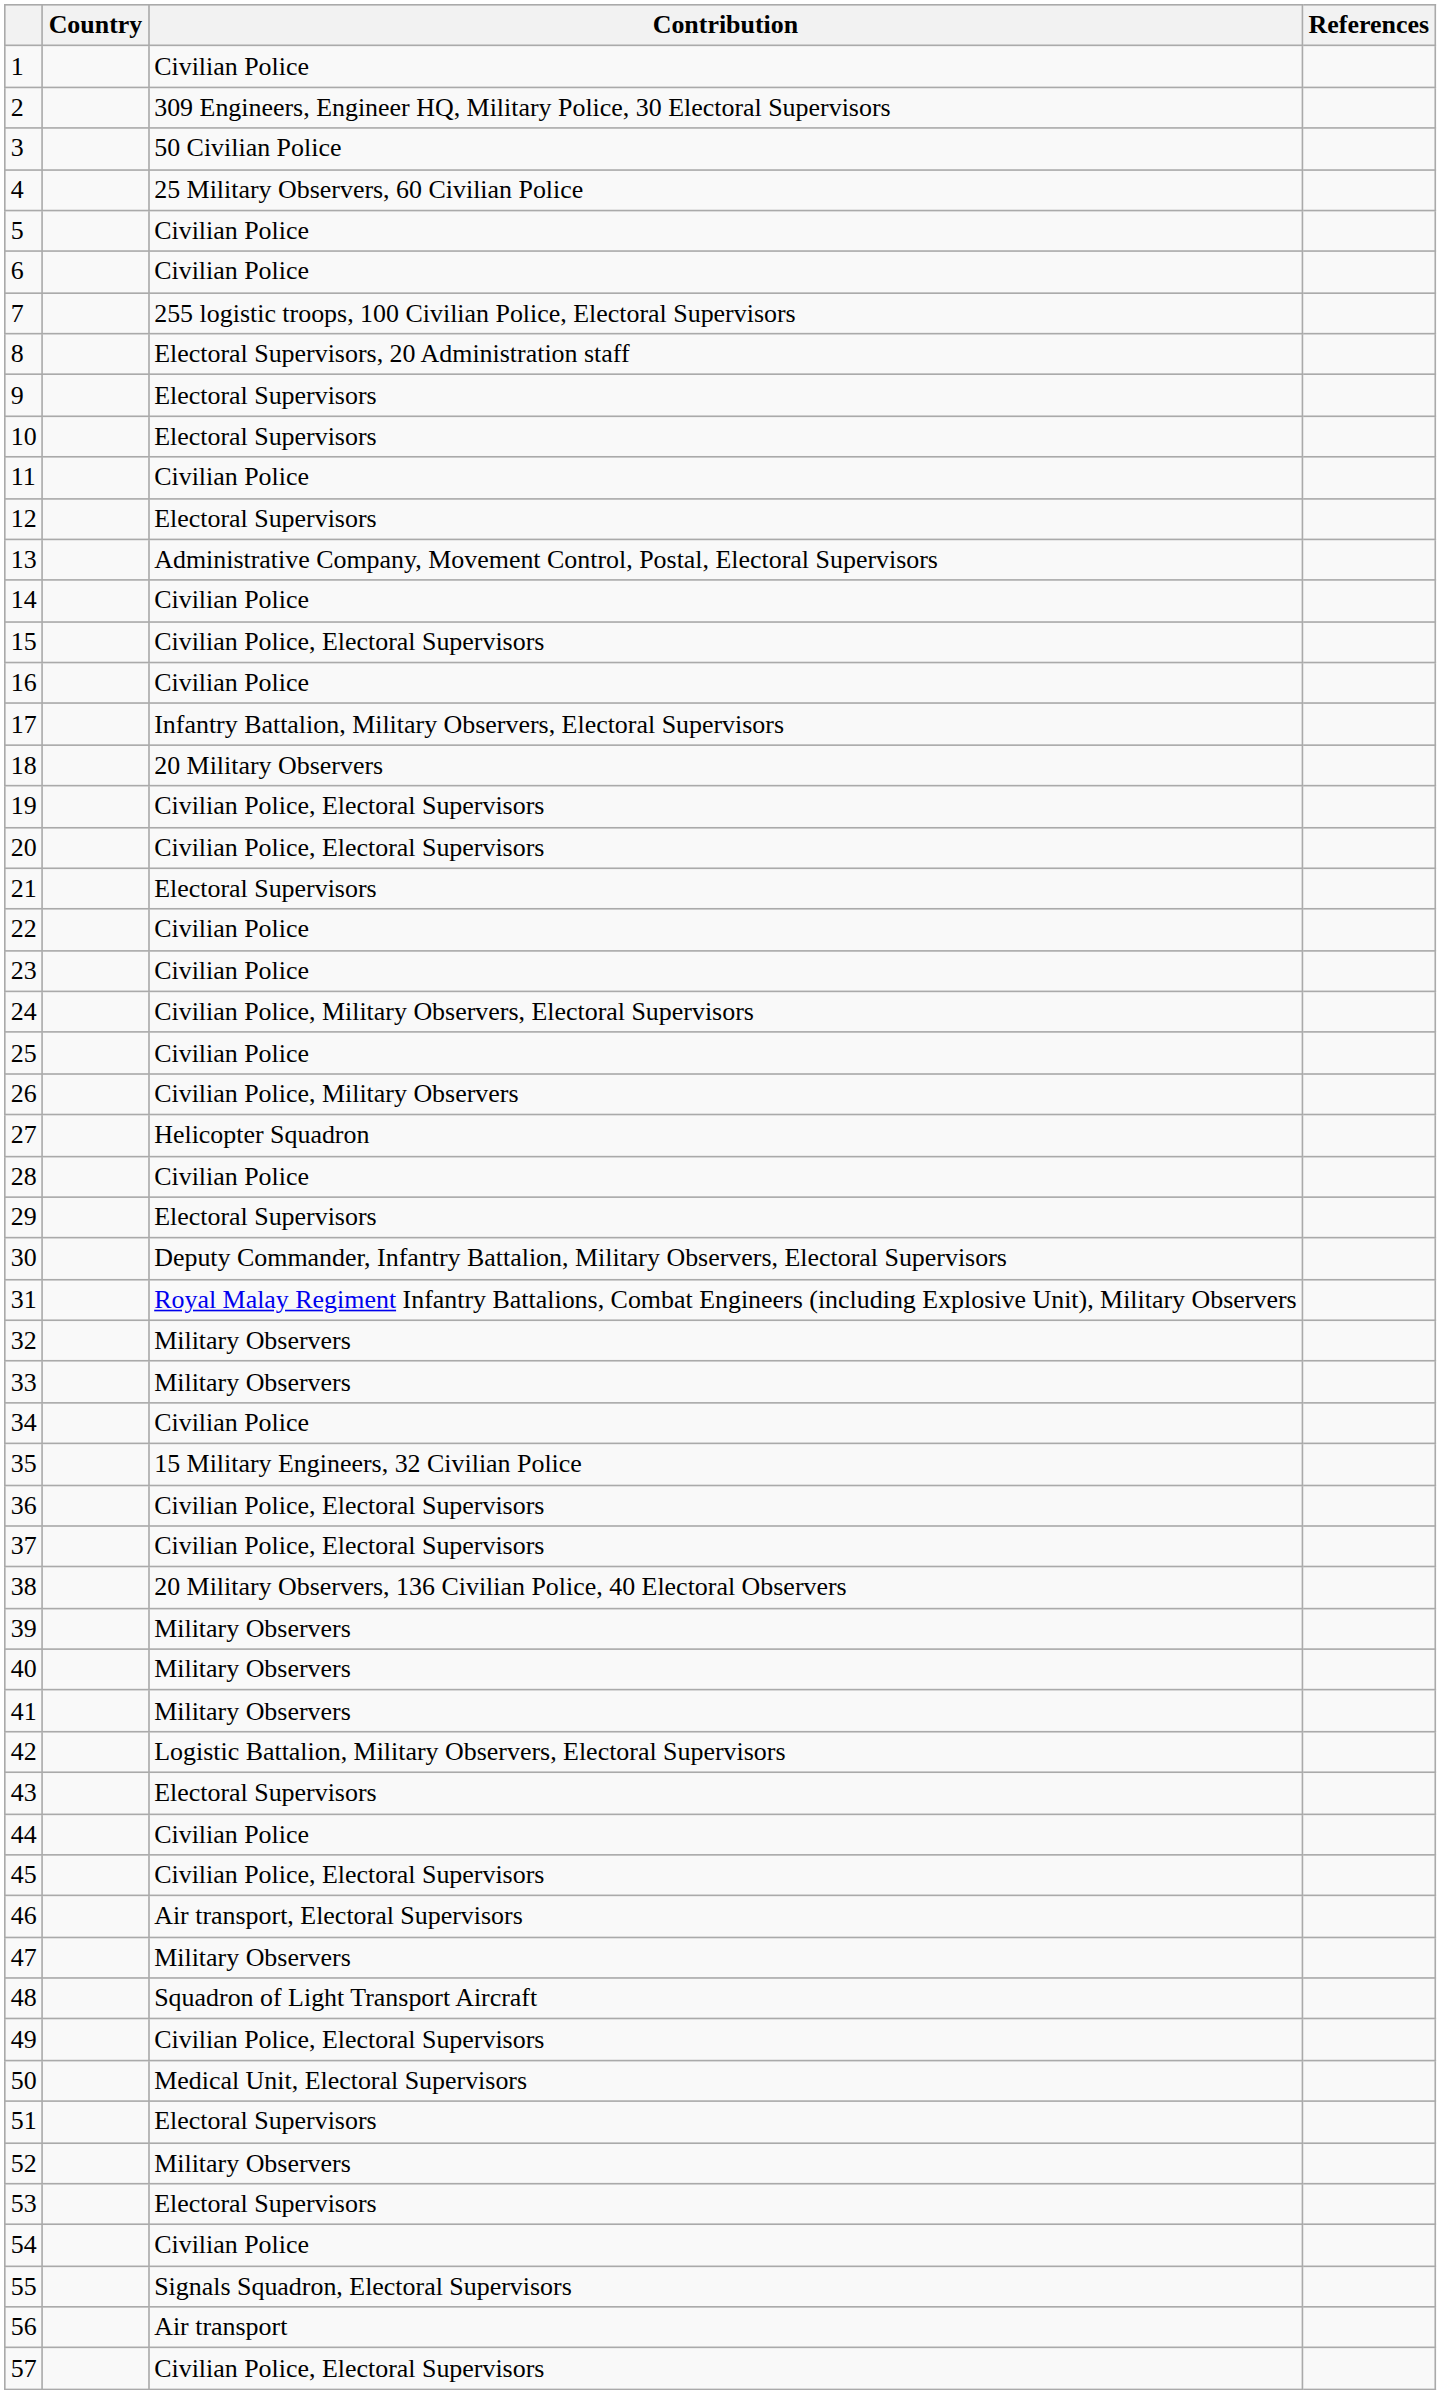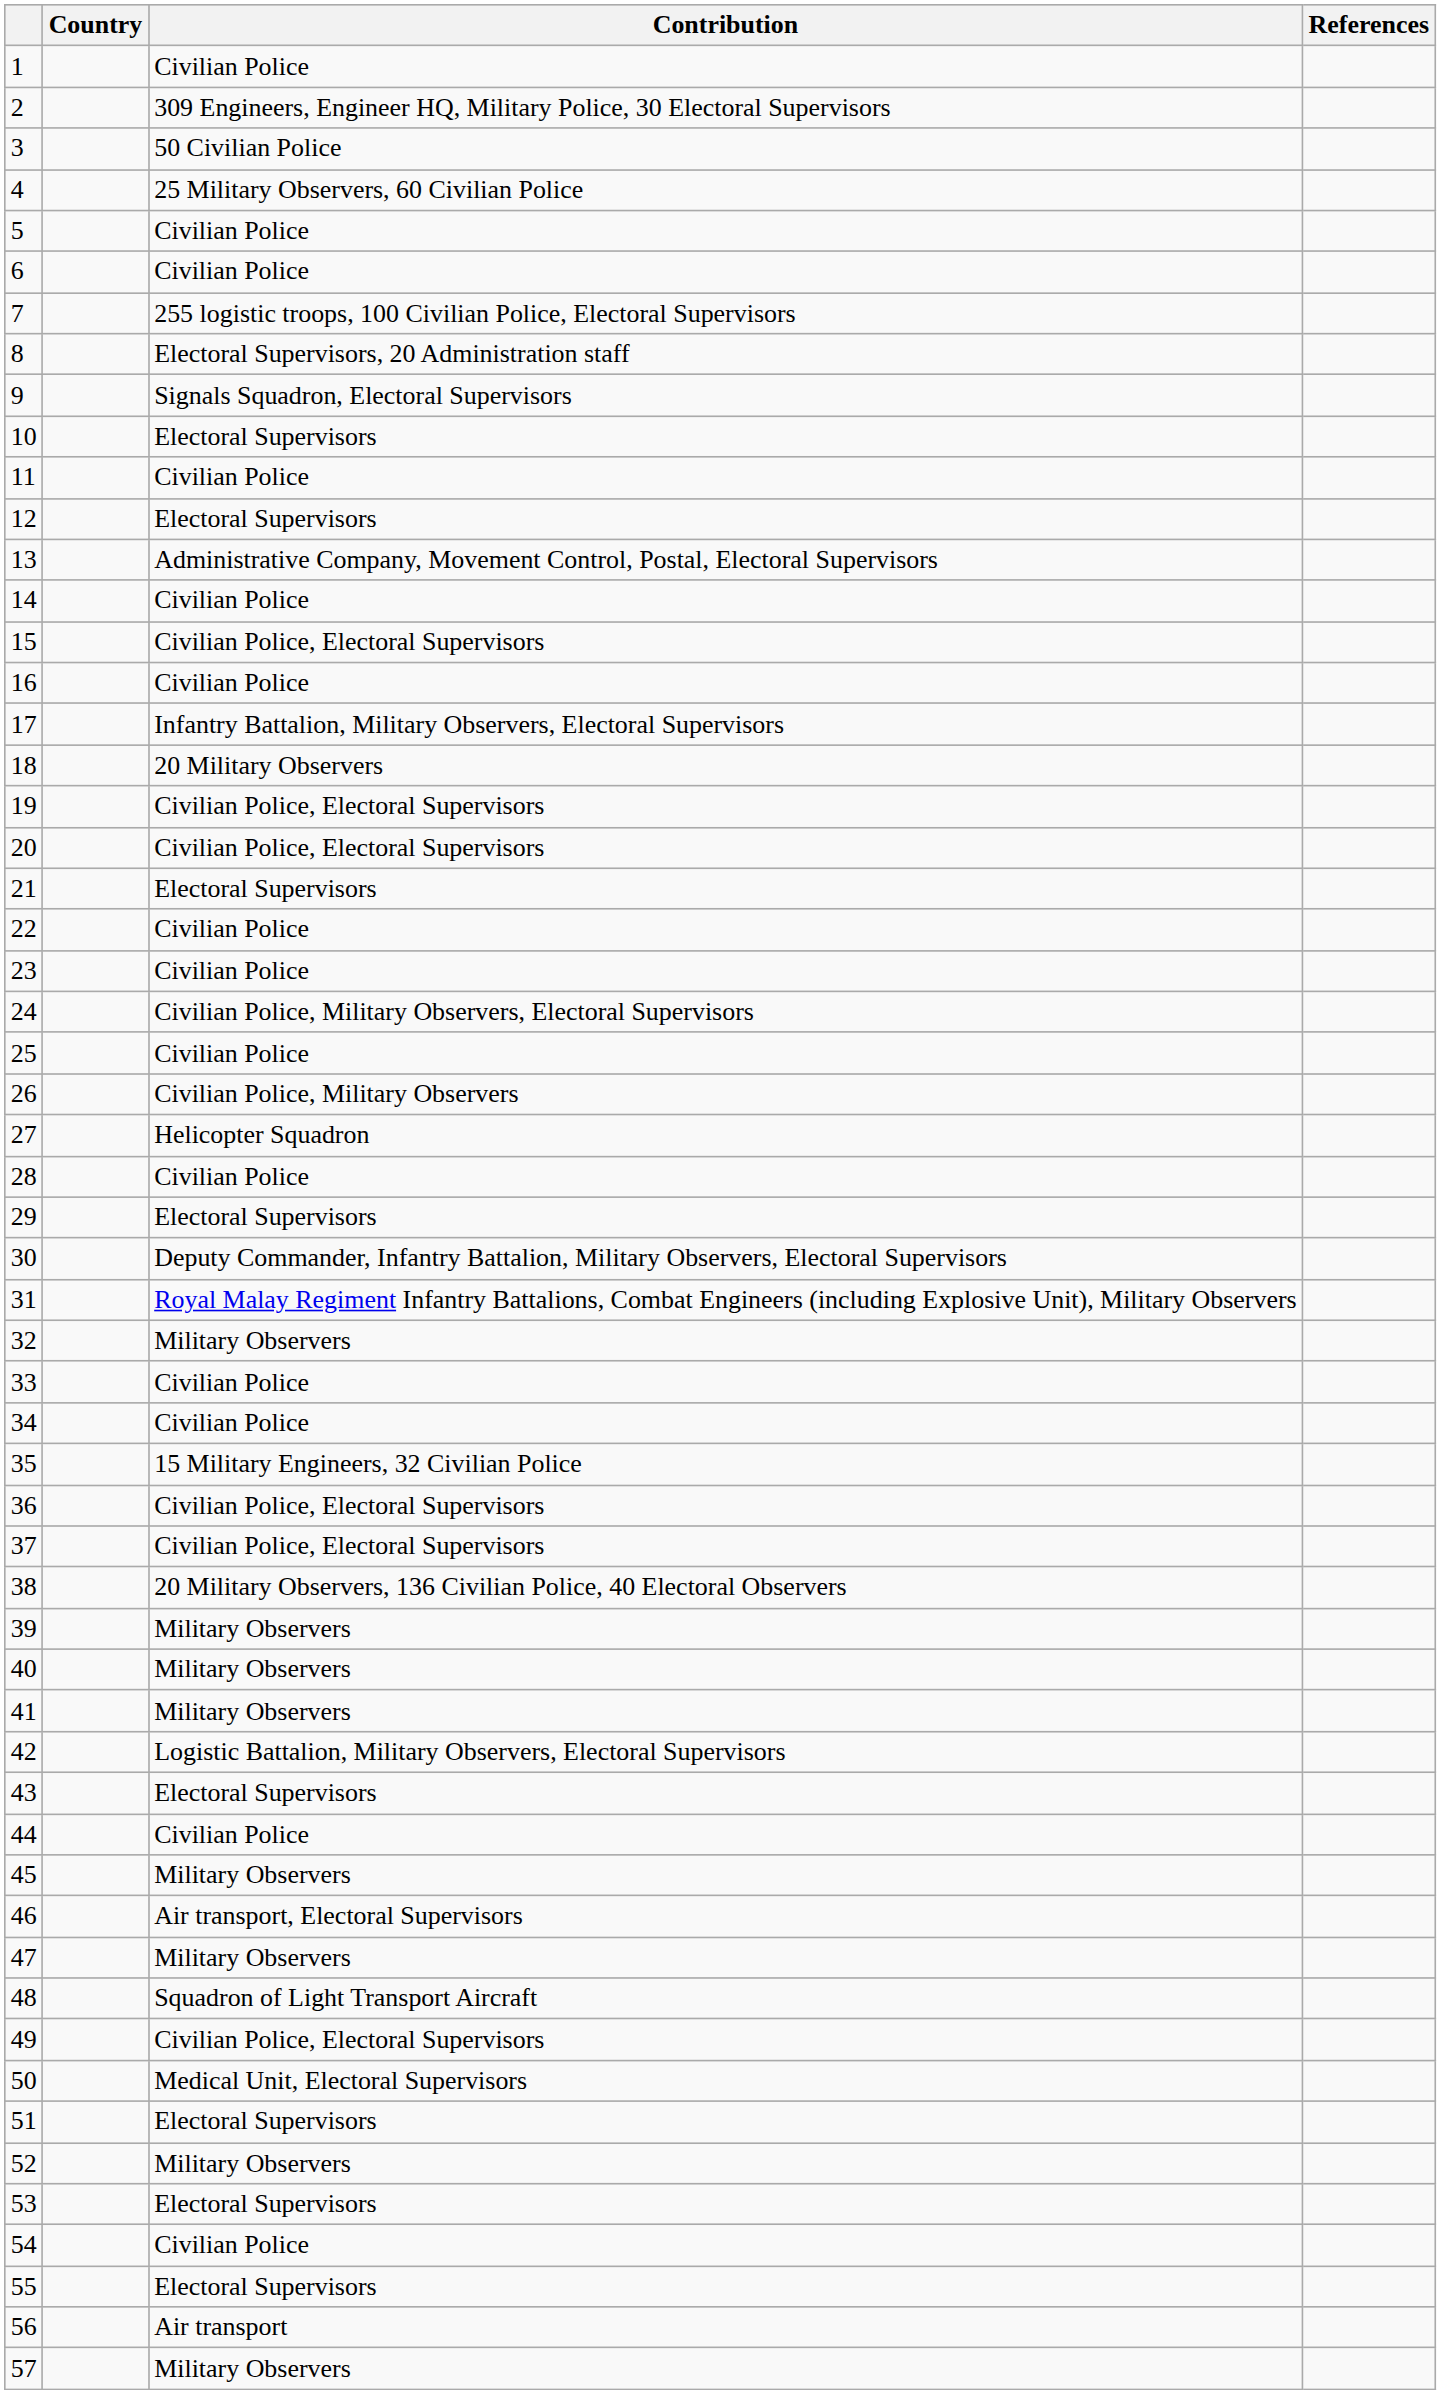(265, 395) Electoral Supervisors -> (363, 395) Signals Squadron, Electoral Supervisors
(252, 1381) Military Observers -> (232, 1381) Civilian Police
(349, 1874) Civilian Police, Electoral Supervisors -> (252, 1874) Military Observers
(363, 2285) Signals Squadron, Electoral Supervisors -> (265, 2285) Electoral Supervisors
(349, 2368) Civilian Police, Electoral Supervisors -> (252, 2368) Military Observers
